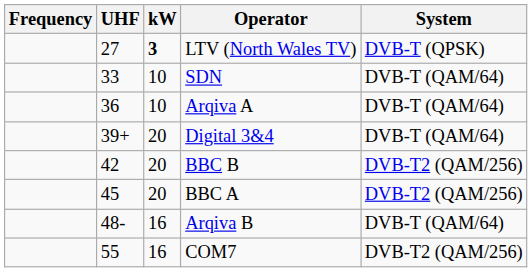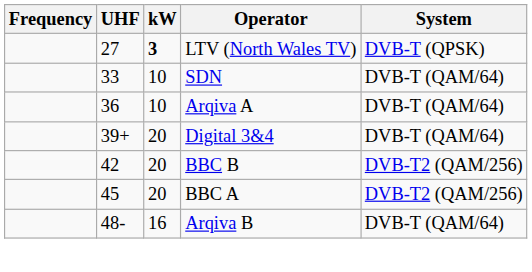- row: (211, 252)
